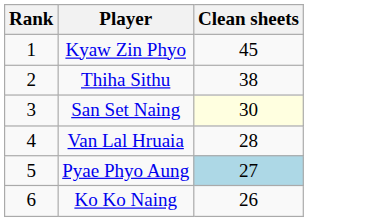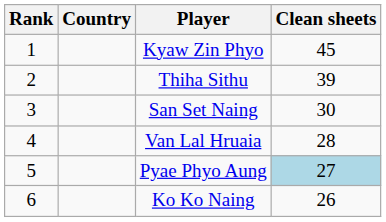+ column: (97, 19)
(248, 79) 38 -> (326, 79) 39
(248, 110) lightyellow background -> (326, 110) no background
